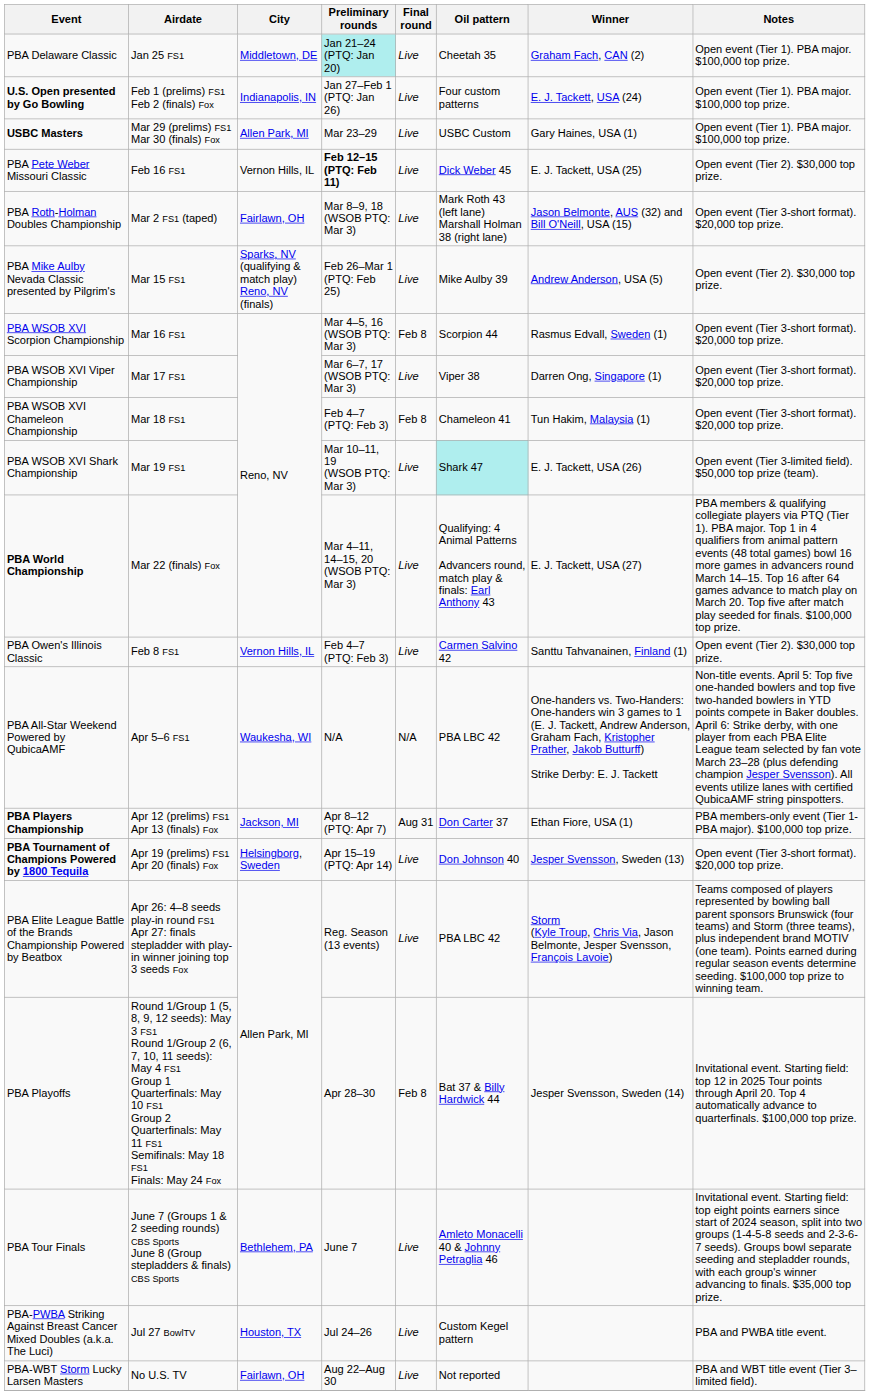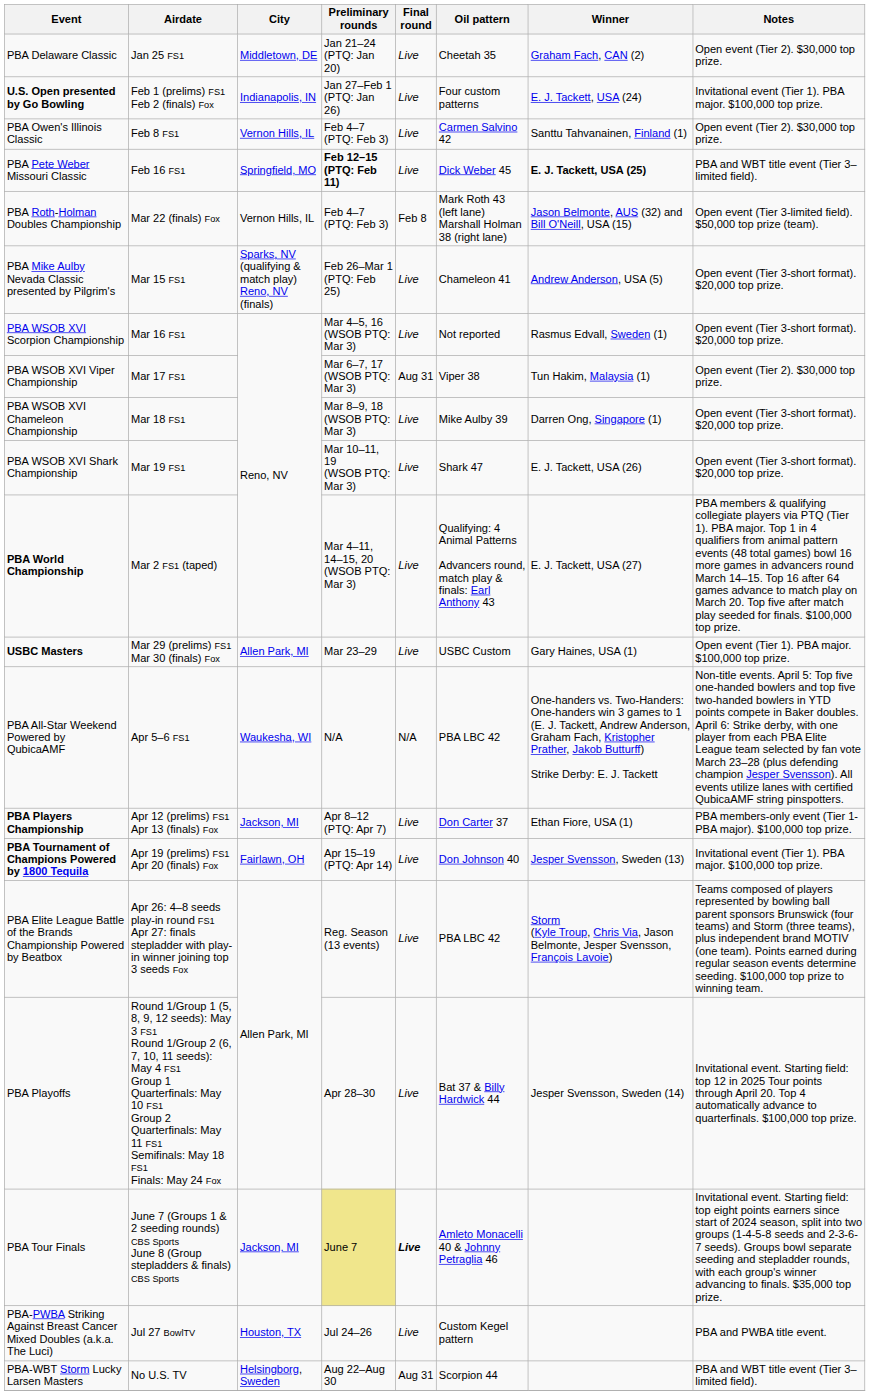(350, 55) paleturquoise background -> (350, 55) no background
(773, 55) Open event (Tier 1). PBA major. $100,000 top prize. -> (775, 55) Open event (Tier 2). $30,000 top prize.
(773, 97) Open event (Tier 1). PBA major. $100,000 top prize. -> (770, 97) Invitational event (Tier 1). PBA major. $100,000 top prize.
rows swapped: (54, 651) <-> (45, 134)
(277, 170) Vernon Hills, IL -> (278, 170) Springfield, MO
(586, 170) normal -> (588, 170) bold
(775, 170) Open event (Tier 2). $30,000 top prize. -> (776, 170) PBA and WBT title event (Tier 3–limited field).
(174, 218) Mar 2 FS1 (taped) -> (175, 218) Mar 22 (finals) Fox
(272, 218) Fairlawn, OH -> (277, 218) Vernon Hills, IL
(357, 218) Mar 8–9, 18 (WSOB PTQ: Mar 3) -> (356, 218) Feb 4–7 (PTQ: Feb 3)
(408, 218) Live -> (412, 218) Feb 8
(776, 218) Open event (Tier 3-short format). $20,000 top prize. -> (774, 218) Open event (Tier 3-limited field). $50,000 top prize (team).
(473, 279) Mike Aulby 39 -> (475, 279) Chameleon 41
(775, 279) Open event (Tier 2). $30,000 top prize. -> (776, 279) Open event (Tier 3-short format). $20,000 top prize.
(412, 334) Feb 8 -> (408, 334) Live
(468, 334) Scorpion 44 -> (470, 334) Not reported
(408, 376) Live -> (416, 376) Aug 31
(596, 376) Darren Ong, Singapore (1) -> (590, 376) Tun Hakim, Malaysia (1)
(776, 376) Open event (Tier 3-short format). $20,000 top prize. -> (775, 376) Open event (Tier 2). $30,000 top prize.
(356, 419) Feb 4–7 (PTQ: Feb 3) -> (357, 419) Mar 8–9, 18 (WSOB PTQ: Mar 3)
(412, 419) Feb 8 -> (408, 419) Live
(475, 419) Chameleon 41 -> (473, 419) Mike Aulby 39
(590, 419) Tun Hakim, Malaysia (1) -> (596, 419) Darren Ong, Singapore (1)
(461, 467) paleturquoise background -> (461, 467) no background
(774, 467) Open event (Tier 3-limited field). $50,000 top prize (team). -> (776, 467) Open event (Tier 3-short format). $20,000 top prize.
(175, 566) Mar 22 (finals) Fox -> (174, 566) Mar 2 FS1 (taped)
(416, 823) Aug 31 -> (408, 823) Live
(271, 859) Helsingborg, Sweden -> (272, 859) Fairlawn, OH
(776, 859) Open event (Tier 3-short format). $20,000 top prize. -> (770, 859) Invitational event (Tier 1). PBA major. $100,000 top prize.
(412, 1093) Feb 8 -> (408, 1093) Live
(276, 1247) Bethlehem, PA -> (269, 1247) Jackson, MI
(341, 1247) no background -> (341, 1247) khaki background
(408, 1247) normal -> (409, 1247) bold
(272, 1375) Fairlawn, OH -> (271, 1375) Helsingborg, Sweden
(408, 1375) Live -> (416, 1375) Aug 31
(470, 1375) Not reported -> (468, 1375) Scorpion 44
